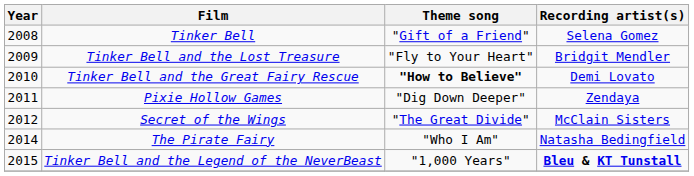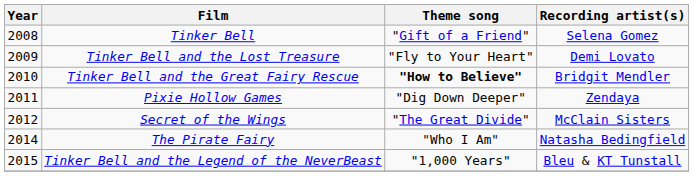(613, 56) Bridgit Mendler -> (613, 56) Demi Lovato
(613, 77) Demi Lovato -> (613, 77) Bridgit Mendler
(612, 160) bold -> (612, 160) normal
